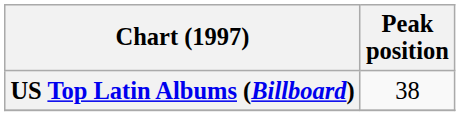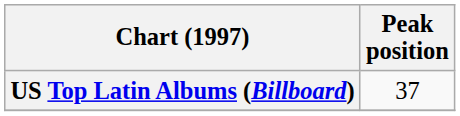(407, 90) 38 -> (407, 90) 37
